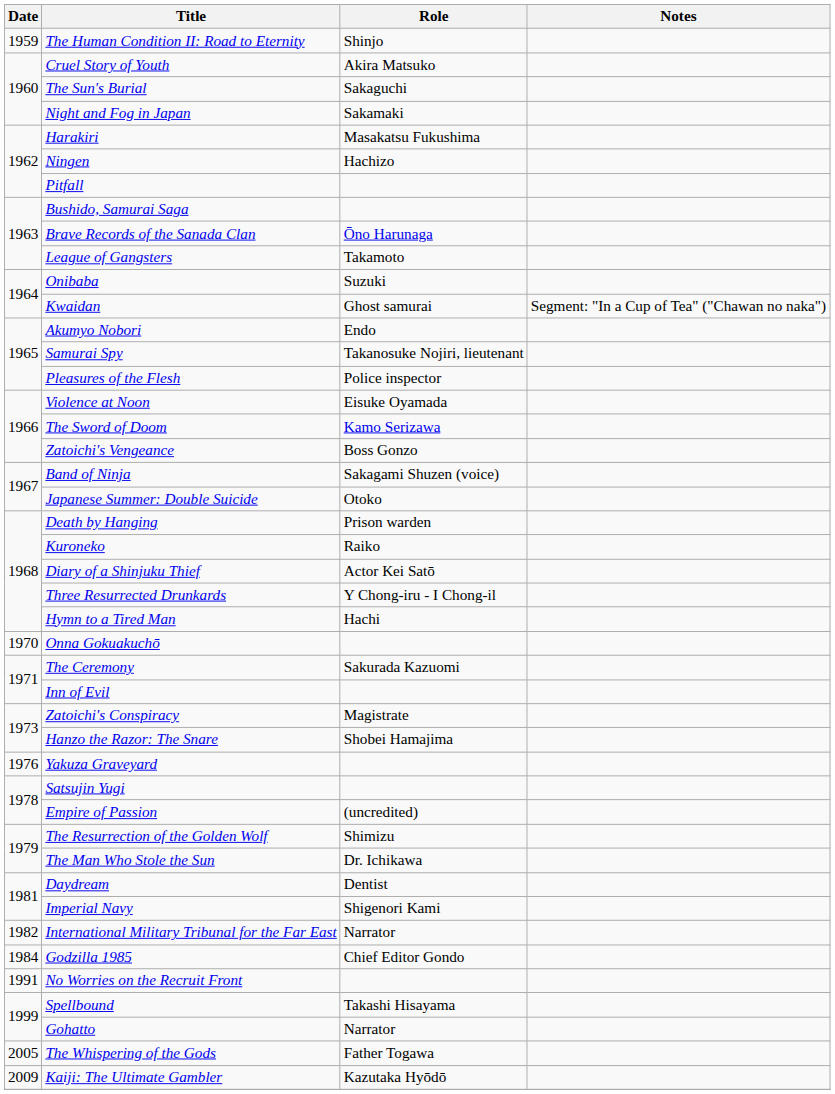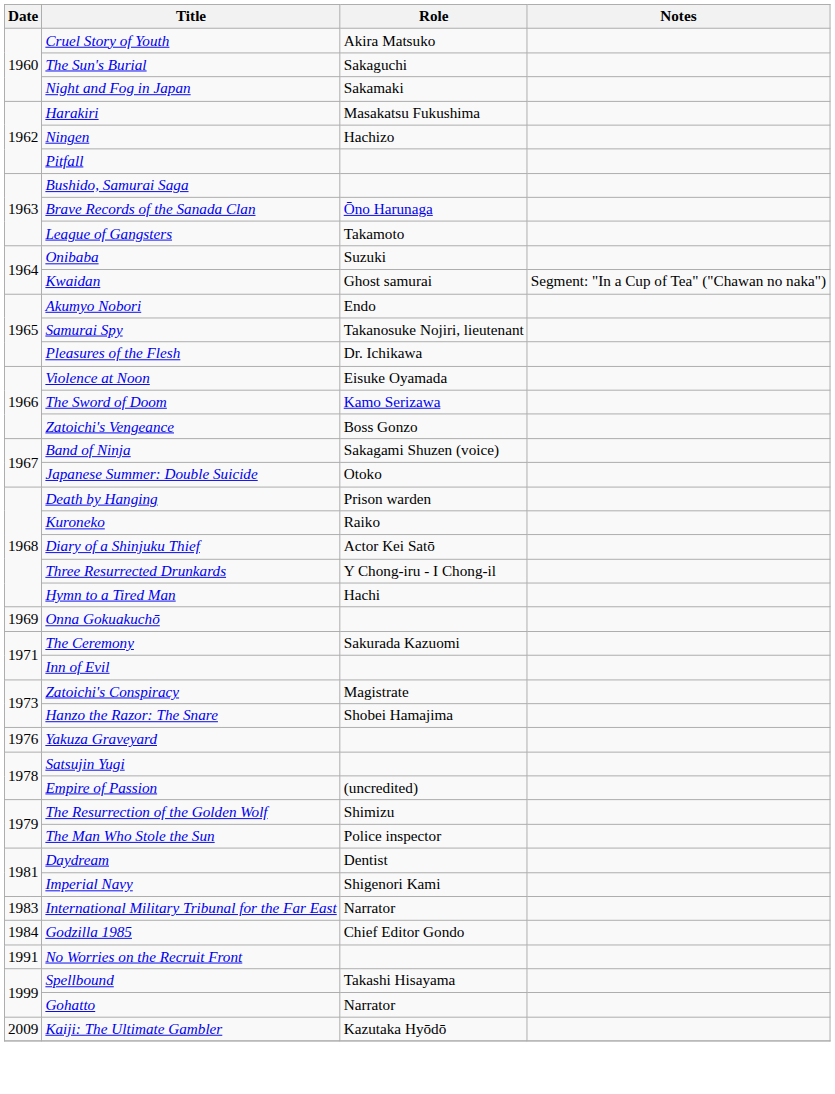- row: (175, 40)
(392, 378) Police inspector -> (383, 354) Dr. Ichikawa
(23, 643) 1970 -> (23, 619) 1969
(383, 860) Dr. Ichikawa -> (392, 836) Police inspector
(23, 932) 1982 -> (23, 908) 1983
- row: (131, 1053)
